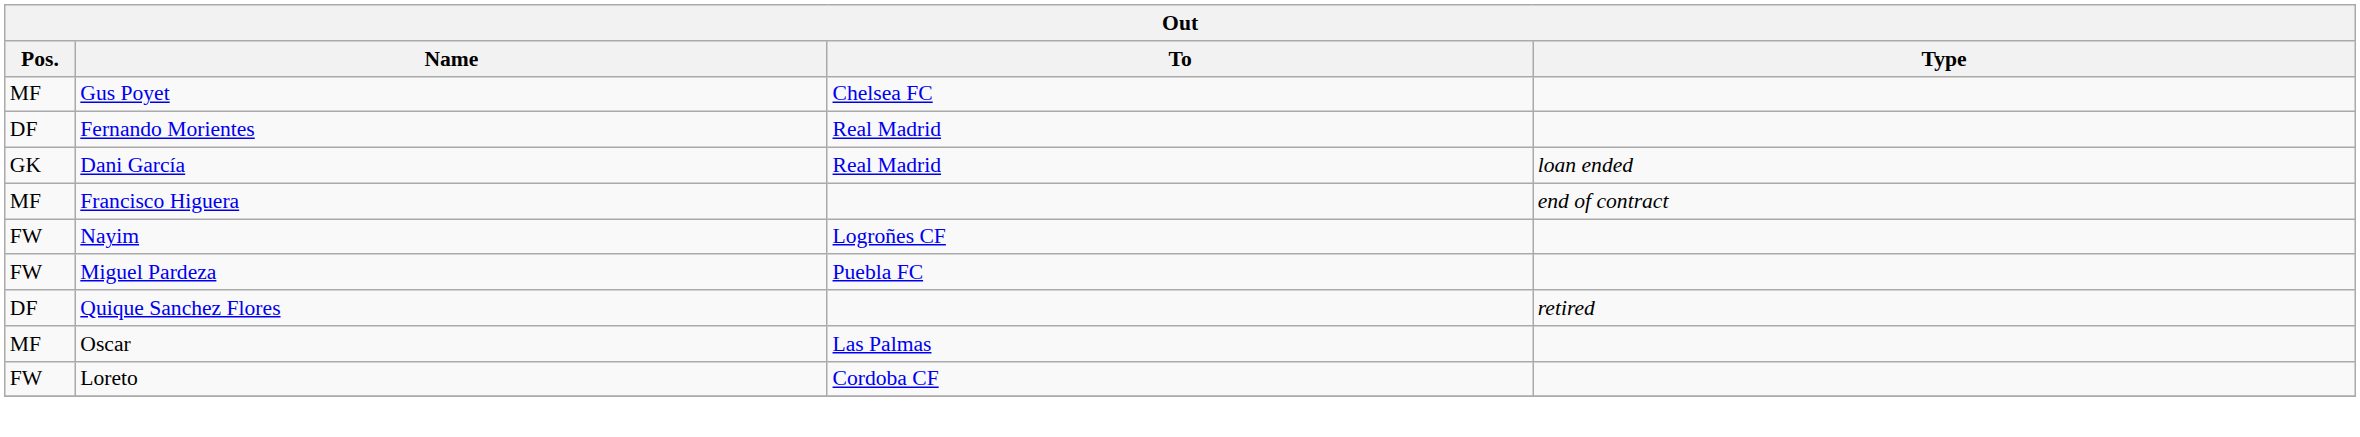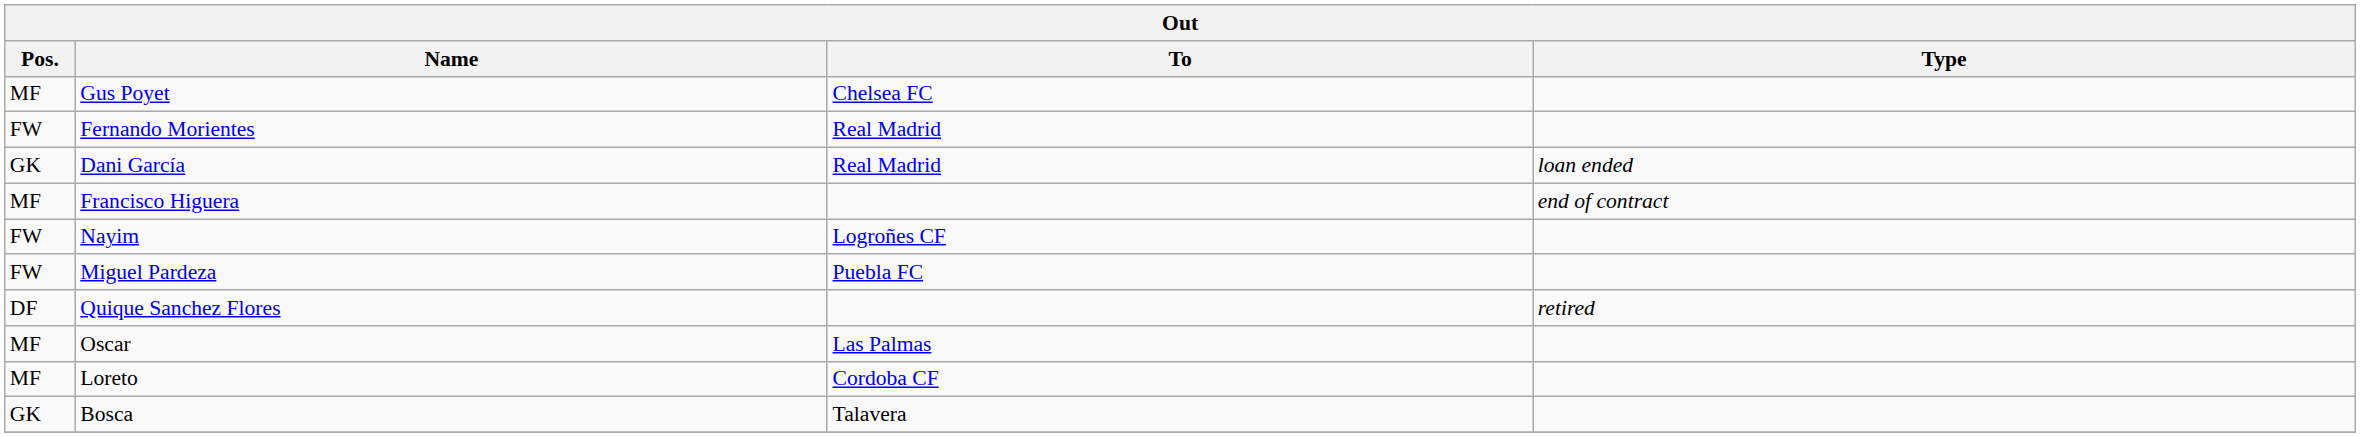(24, 129) DF -> (26, 129) FW
(26, 378) FW -> (25, 378) MF
+ row: (107, 414)
